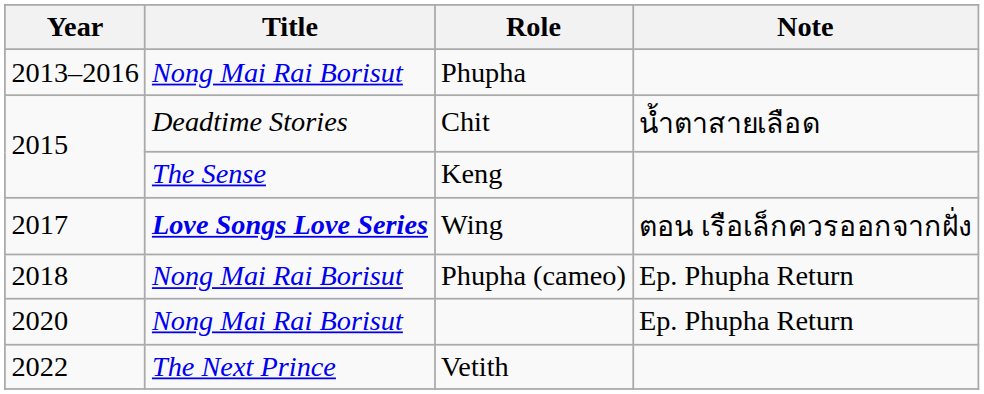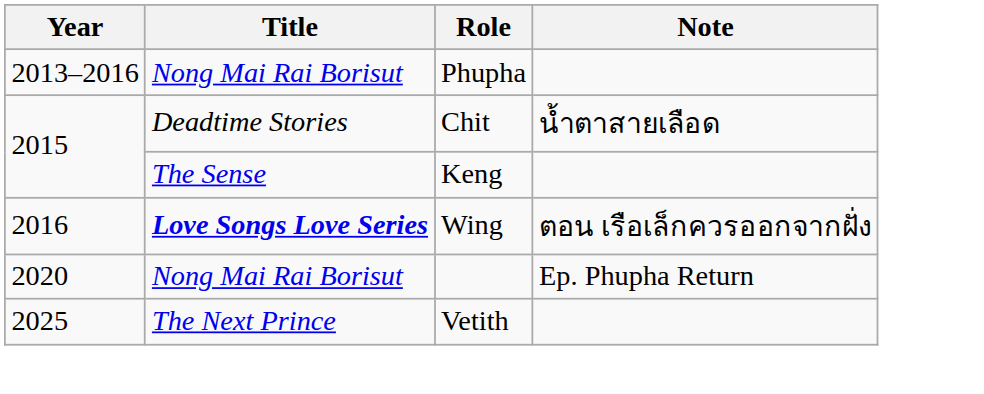(40, 225) 2017 -> (40, 225) 2016
- row: (533, 276)
(40, 366) 2022 -> (40, 321) 2025
